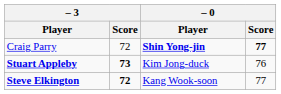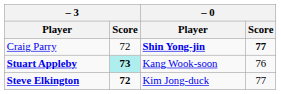(125, 64) no background -> (125, 64) paleturquoise background
(176, 64) Kim Jong-duck -> (180, 64) Kang Wook-soon
(180, 81) Kang Wook-soon -> (176, 81) Kim Jong-duck
